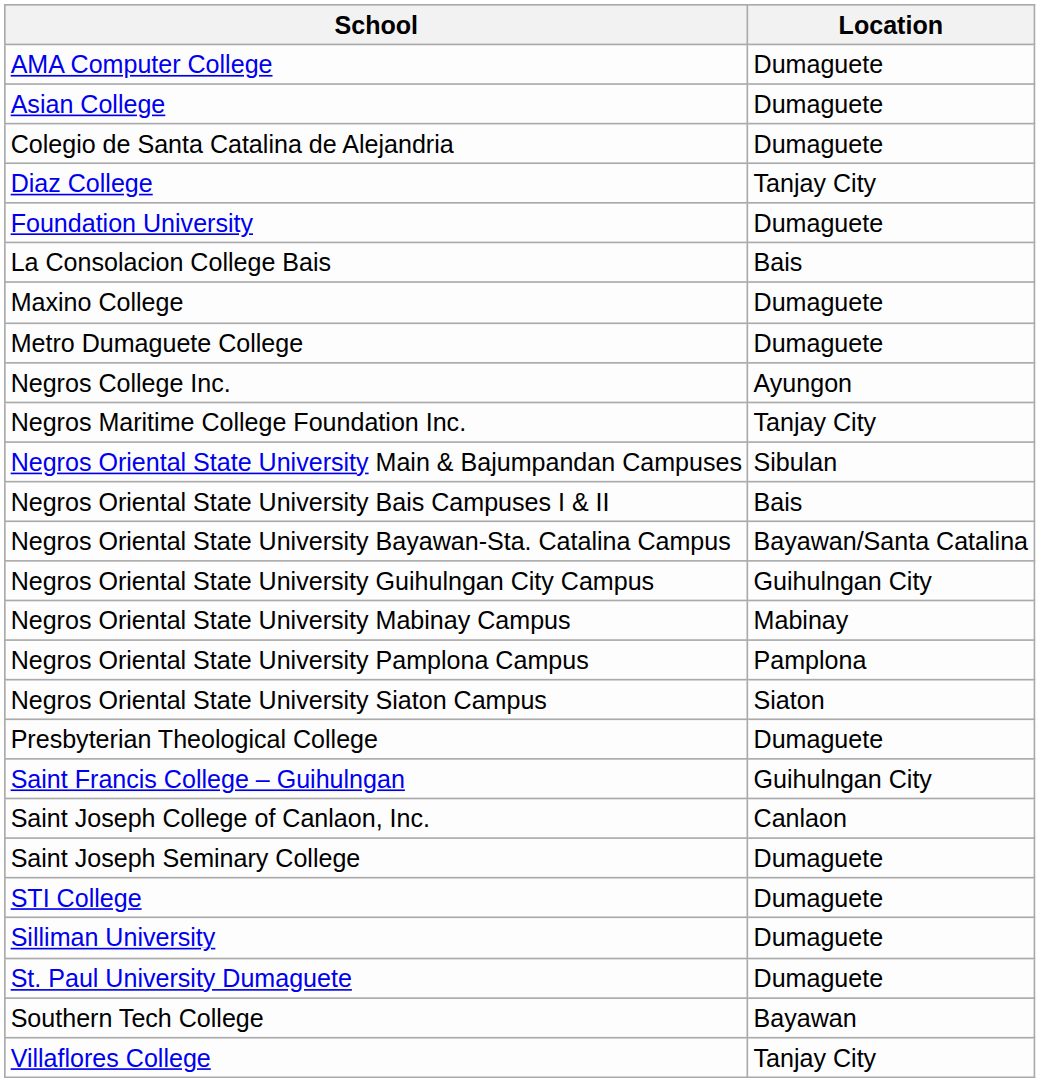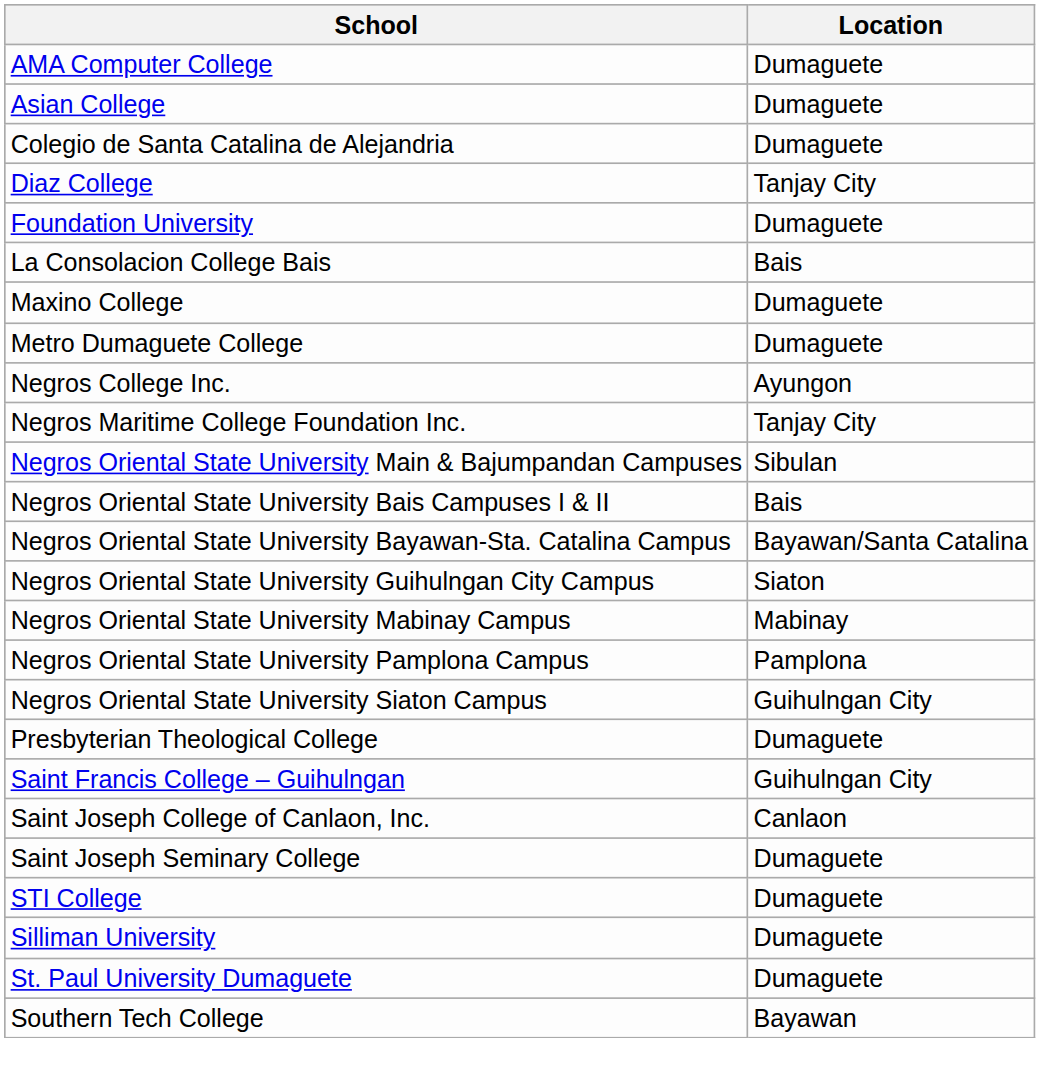(843, 581) Guihulngan City -> (789, 581) Siaton
(789, 700) Siaton -> (843, 700) Guihulngan City
- row: (111, 1057)
